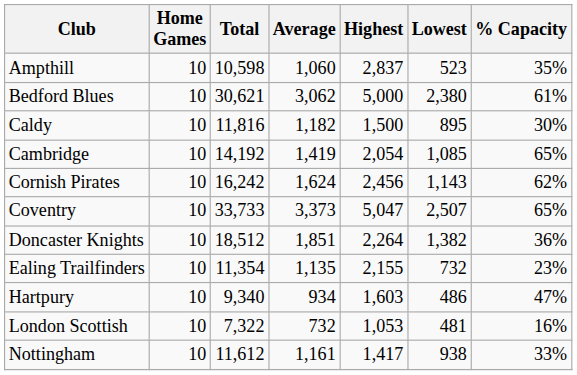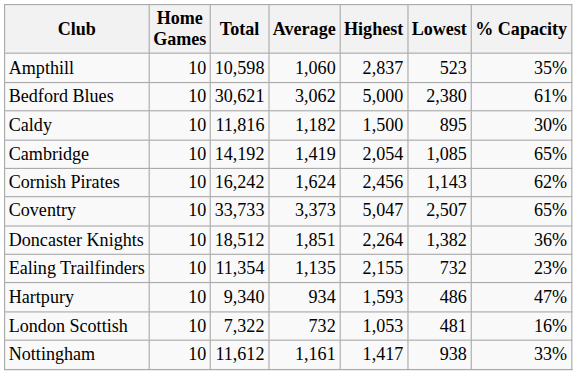(383, 297) 1,603 -> (383, 297) 1,593
